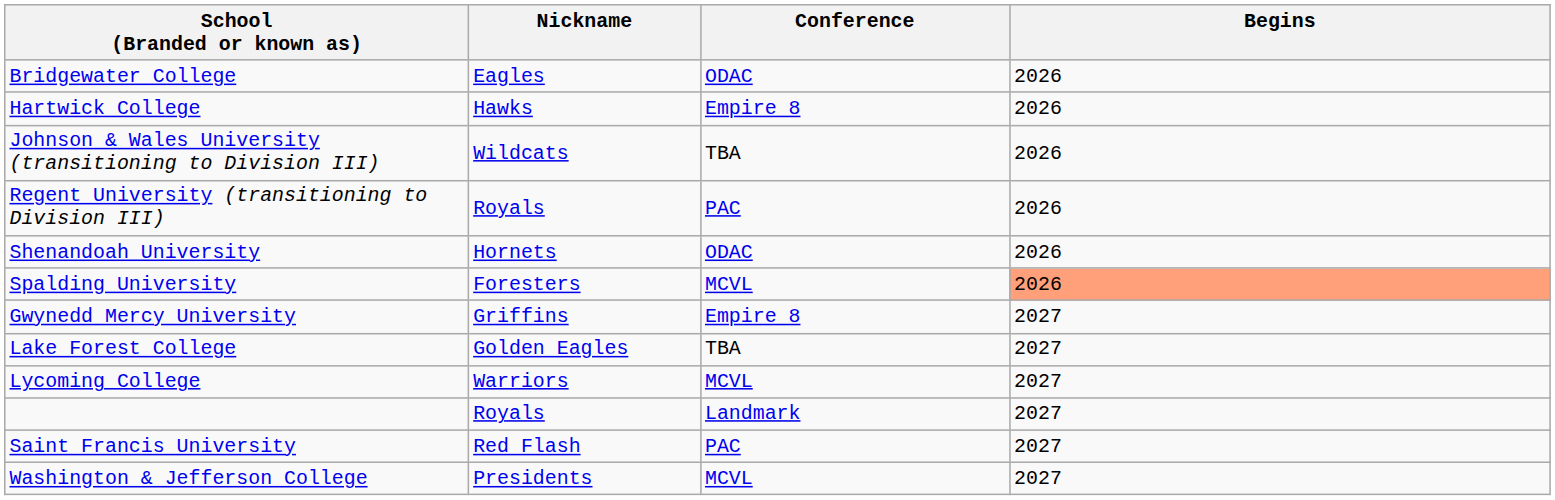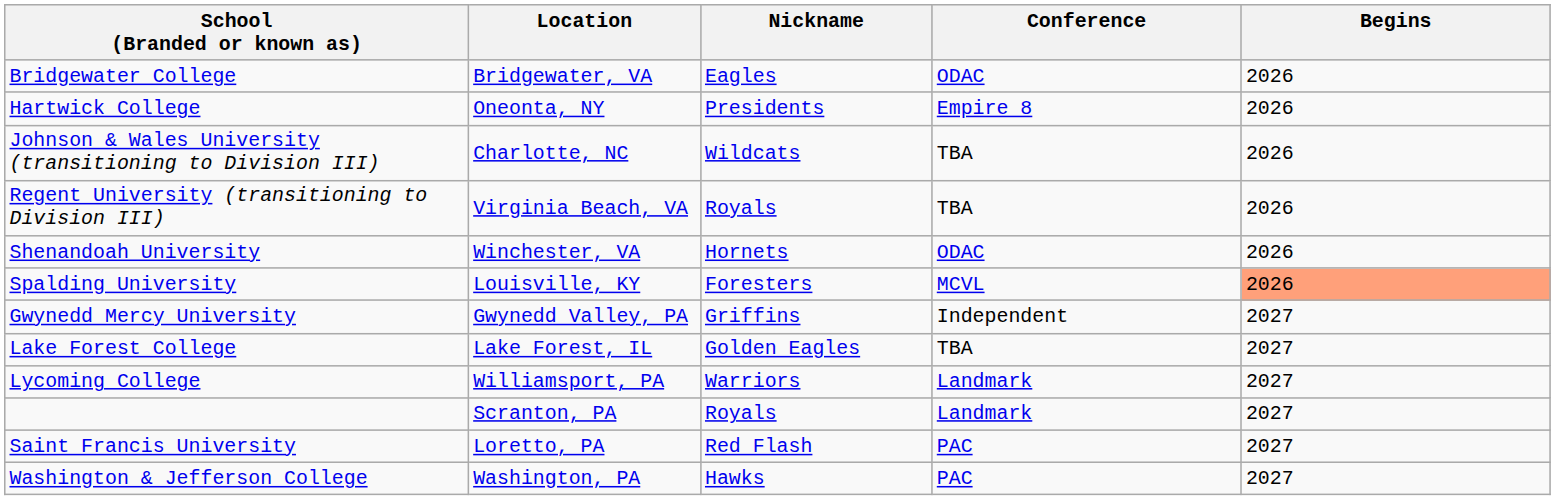+ column: (584, 21)
(503, 109) Hawks -> (765, 109) Presidents
(723, 208) PAC -> (955, 208) TBA
(753, 317) Empire 8 -> (1002, 317) Independent
(729, 382) MCVL -> (985, 382) Landmark
(533, 479) Presidents -> (735, 479) Hawks
(729, 479) MCVL -> (955, 479) PAC
